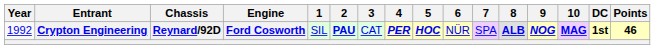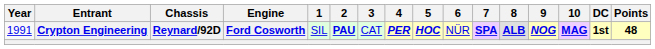(19, 30) 1992 -> (19, 30) 1991
(486, 30) normal -> (486, 30) bold
(630, 30) 46 -> (631, 30) 48
